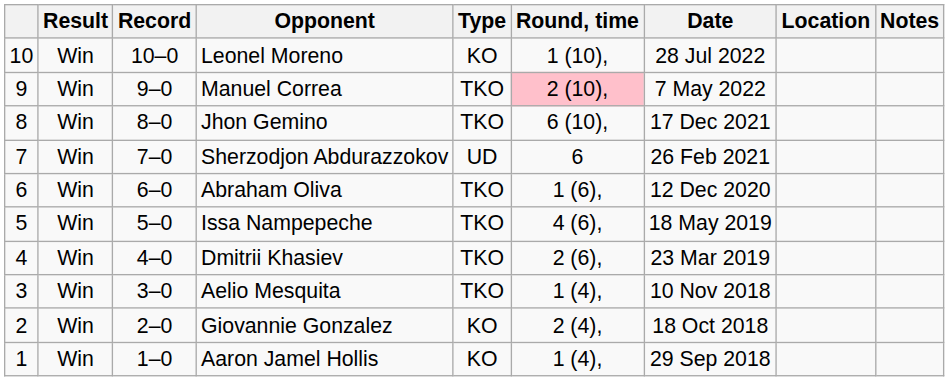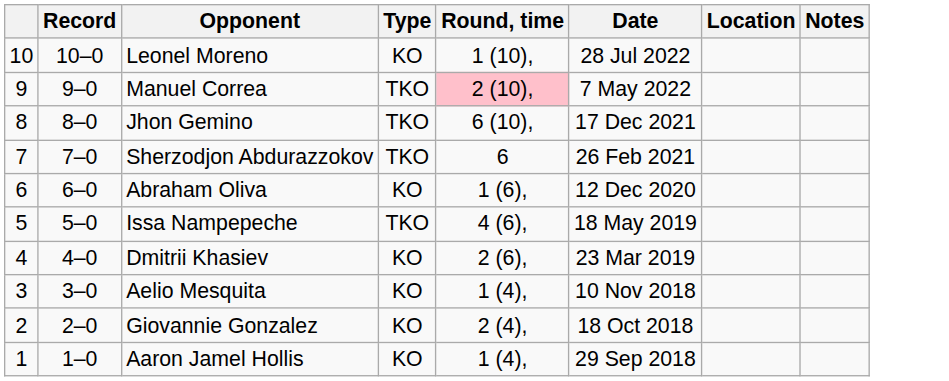- column: (76, 21)
(482, 156) UD -> (407, 156) TKO
(482, 190) TKO -> (407, 190) KO
(482, 257) TKO -> (407, 257) KO
(482, 291) TKO -> (407, 291) KO
